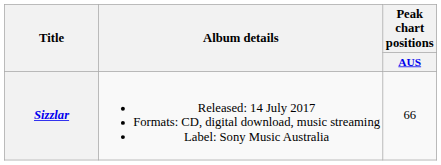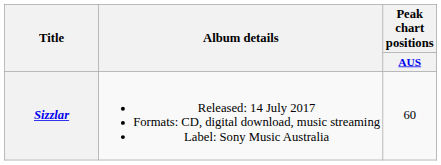(410, 115) 66 -> (410, 115) 60
